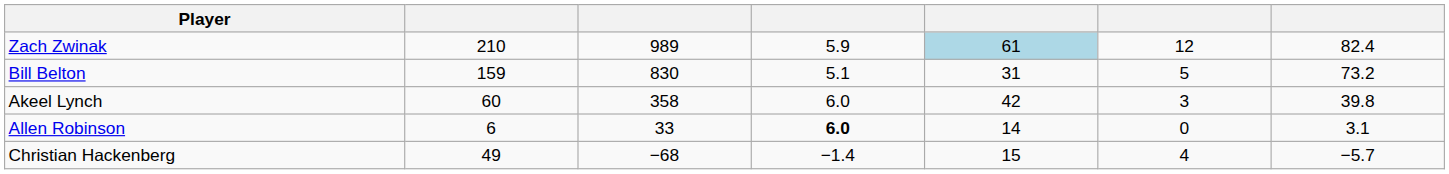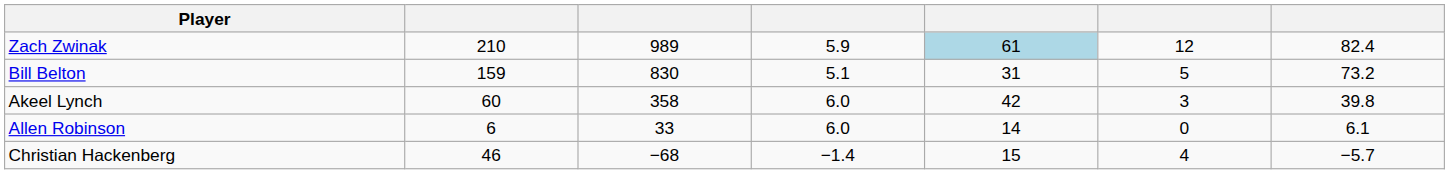(838, 128) bold -> (838, 128) normal
(1358, 128) 3.1 -> (1358, 128) 6.1
(491, 156) 49 -> (491, 156) 46
